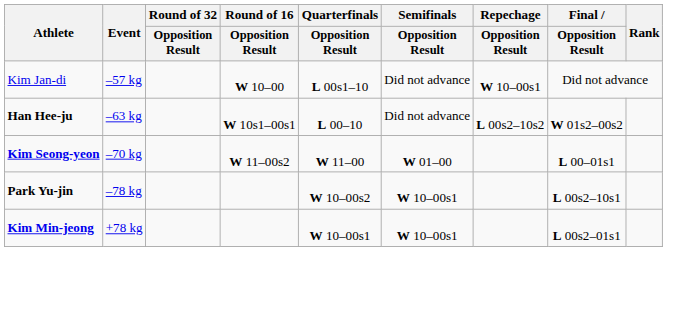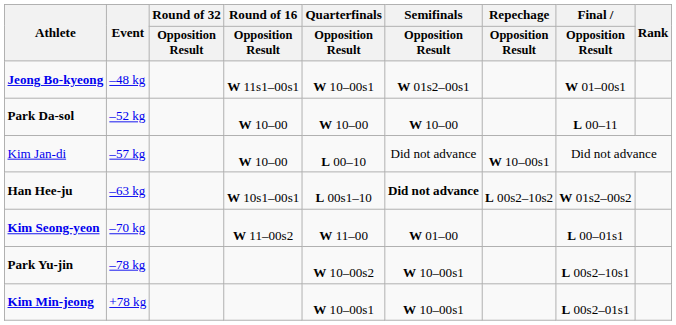+ row: (55, 80)
+ row: (41, 117)
(340, 87) L 00s1–10 -> (344, 161) L 00–10
(340, 124) L 00–10 -> (344, 199) L 00s1–10
(427, 117) normal -> (433, 191) bold
